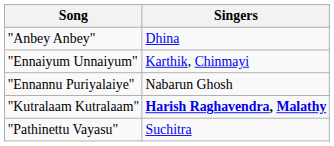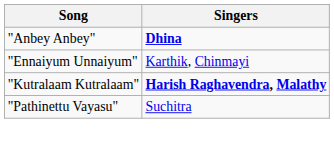(162, 38) normal -> (164, 38) bold
- row: (71, 84)
